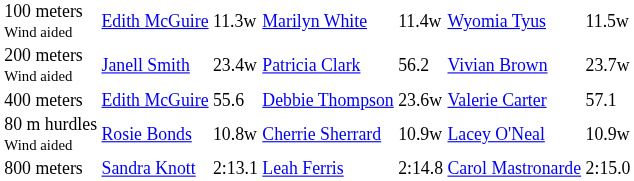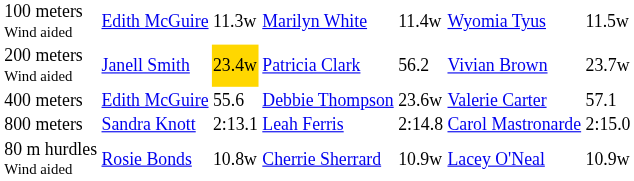(235, 65) no background -> (235, 65) gold background
rows swapped: (44, 168) <-> (51, 134)
